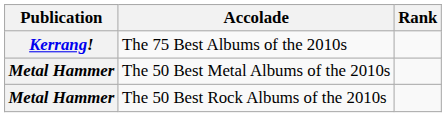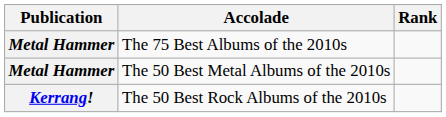(61, 44) Kerrang! -> (61, 44) Metal Hammer
(61, 97) Metal Hammer -> (61, 97) Kerrang!
